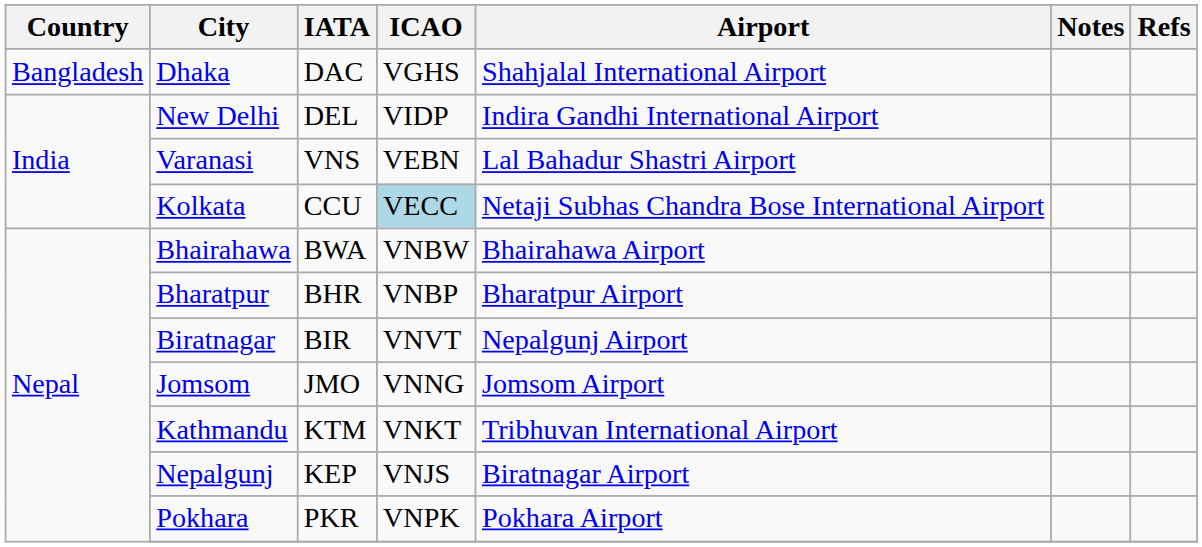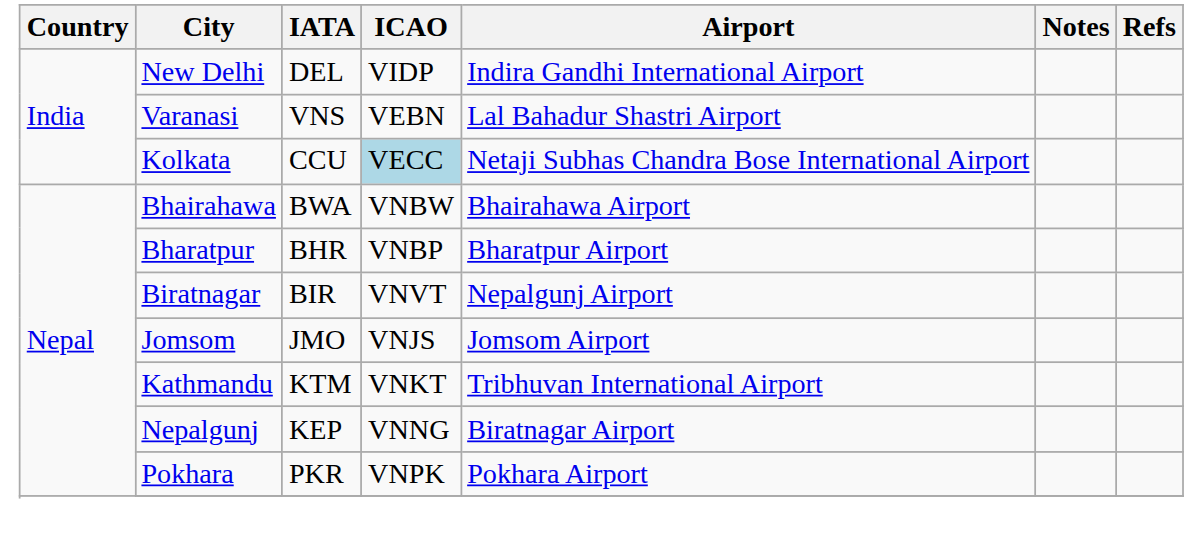- row: (193, 71)
(424, 384) VNNG -> (402, 339) VNJS
(417, 473) VNJS -> (409, 428) VNNG
